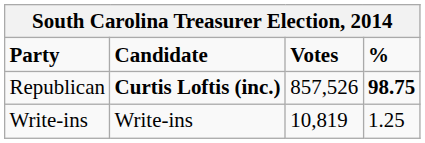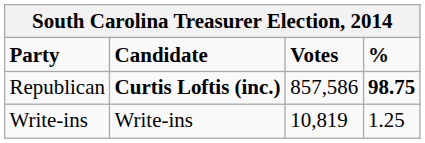(324, 87) 857,526 -> (324, 87) 857,586
